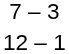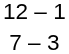rows swapped: (34, 42) <-> (34, 11)
